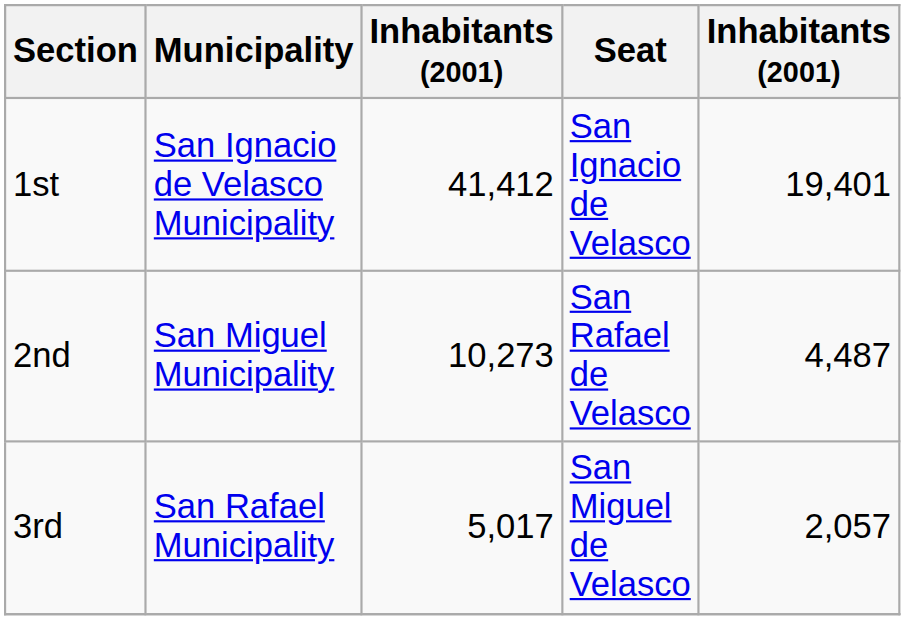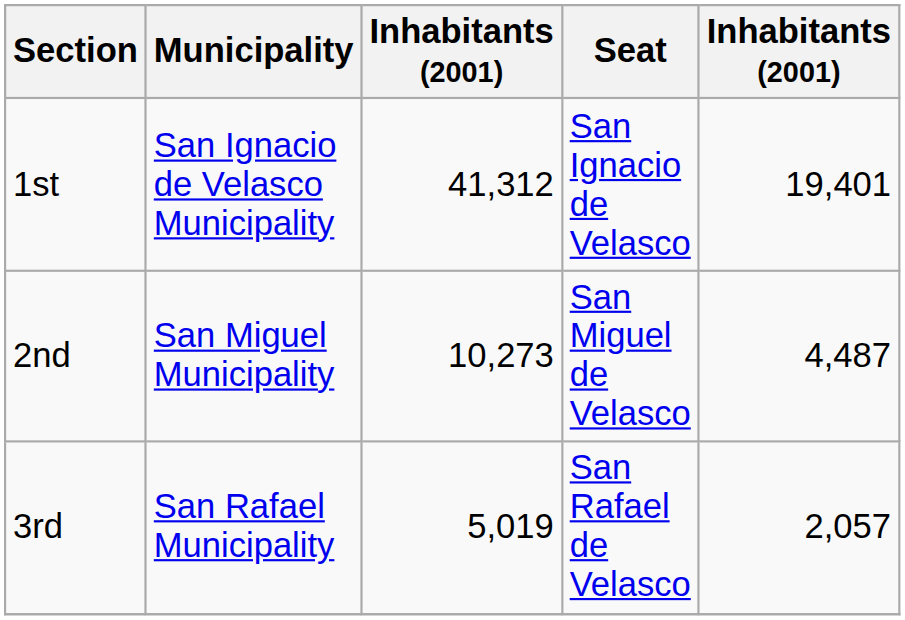(501, 183) 41,412 -> (501, 183) 41,312
(630, 355) San Rafael de Velasco -> (630, 355) San Miguel de Velasco
(511, 526) 5,017 -> (511, 526) 5,019
(630, 526) San Miguel de Velasco -> (630, 526) San Rafael de Velasco
